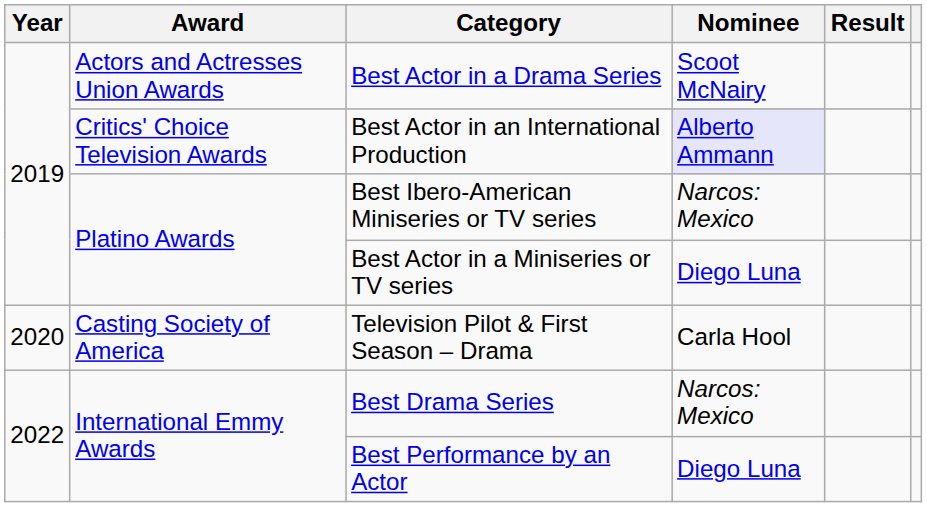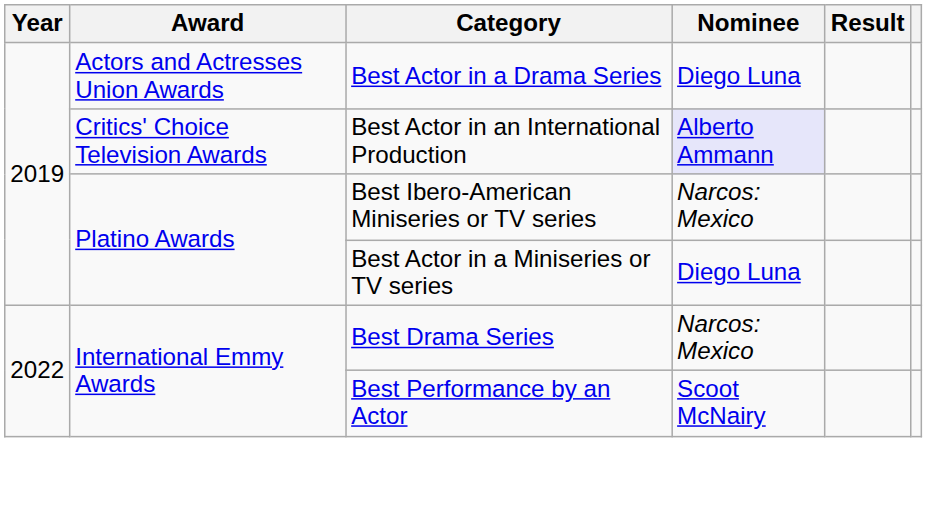(721, 75) Scoot McNairy -> (739, 75) Diego Luna
- row: (469, 337)
(739, 468) Diego Luna -> (721, 403) Scoot McNairy
